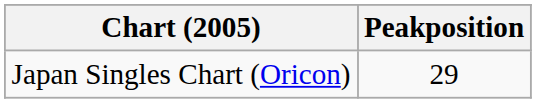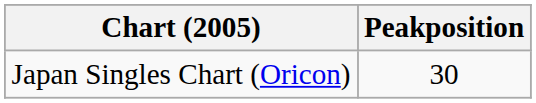(444, 73) 29 -> (444, 73) 30
